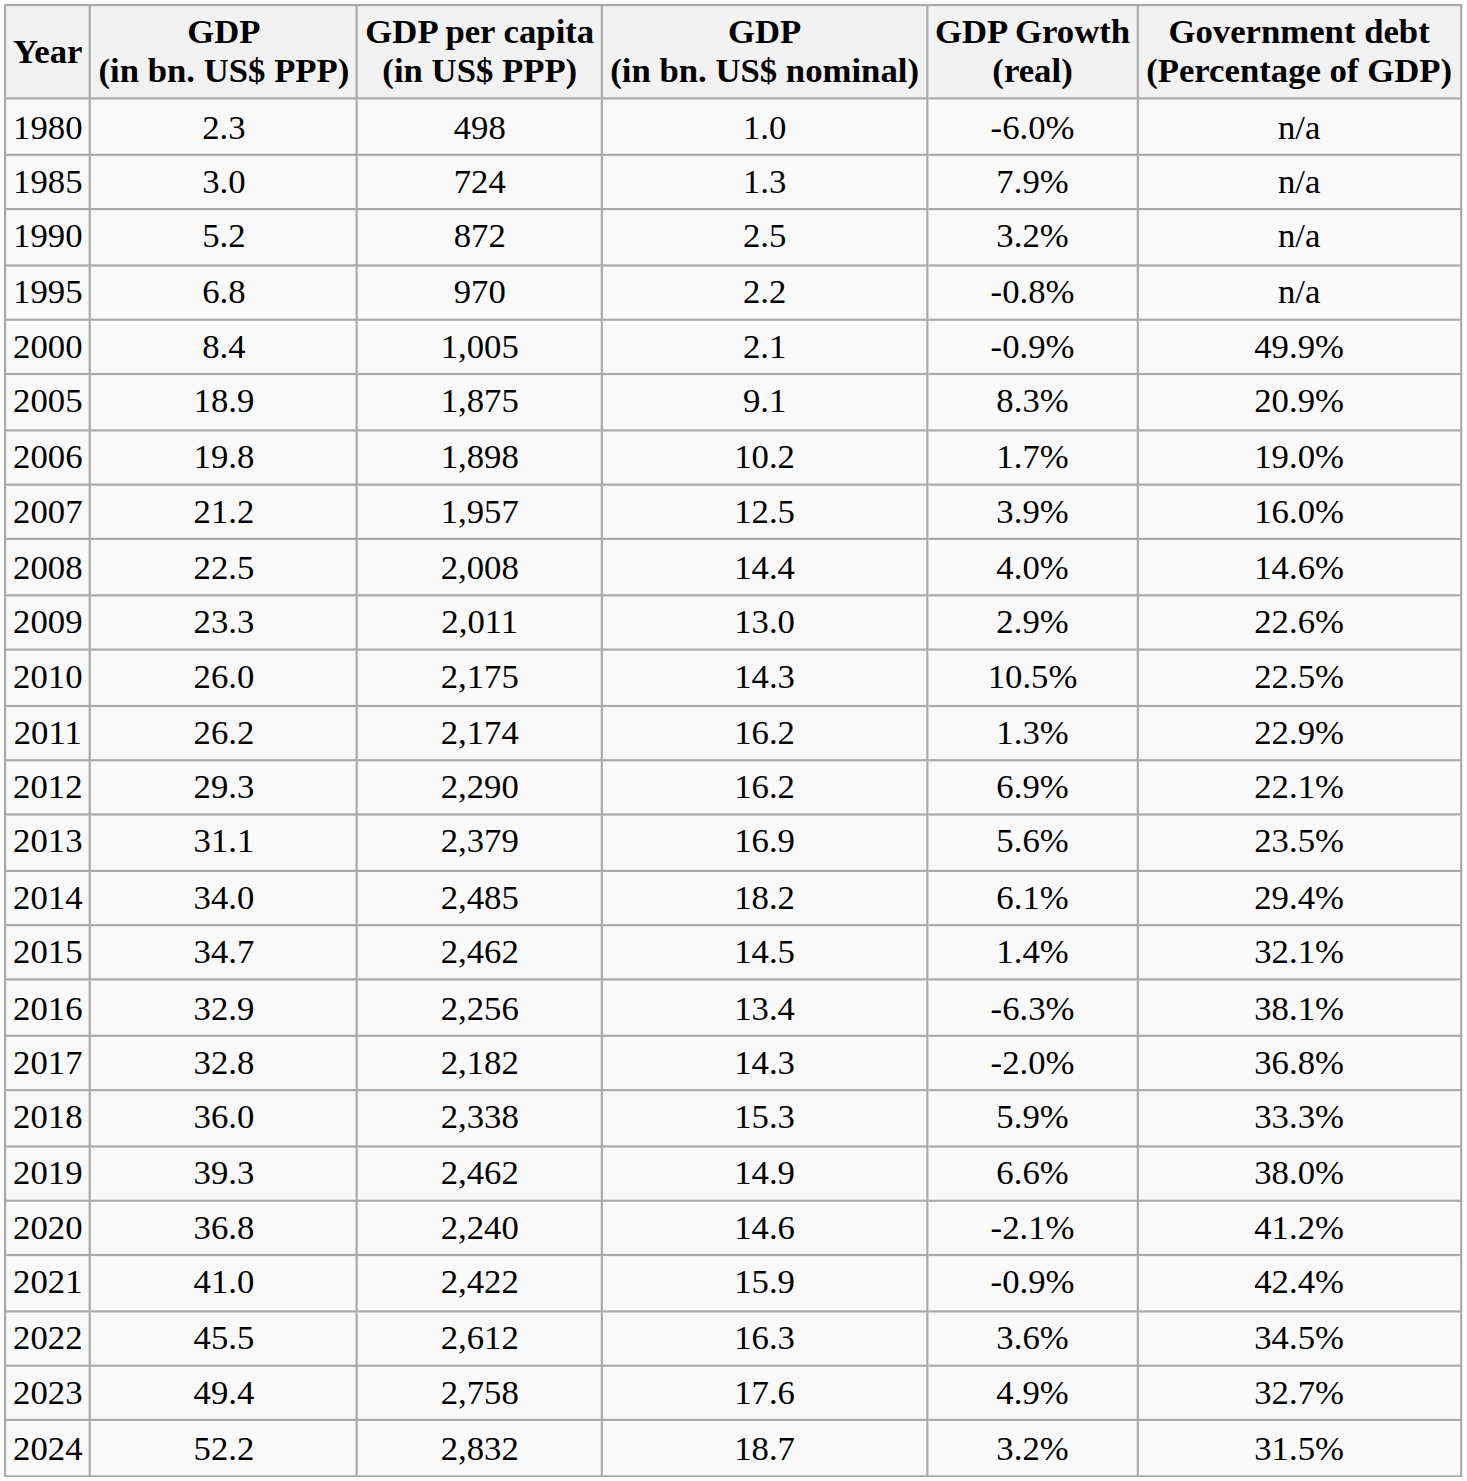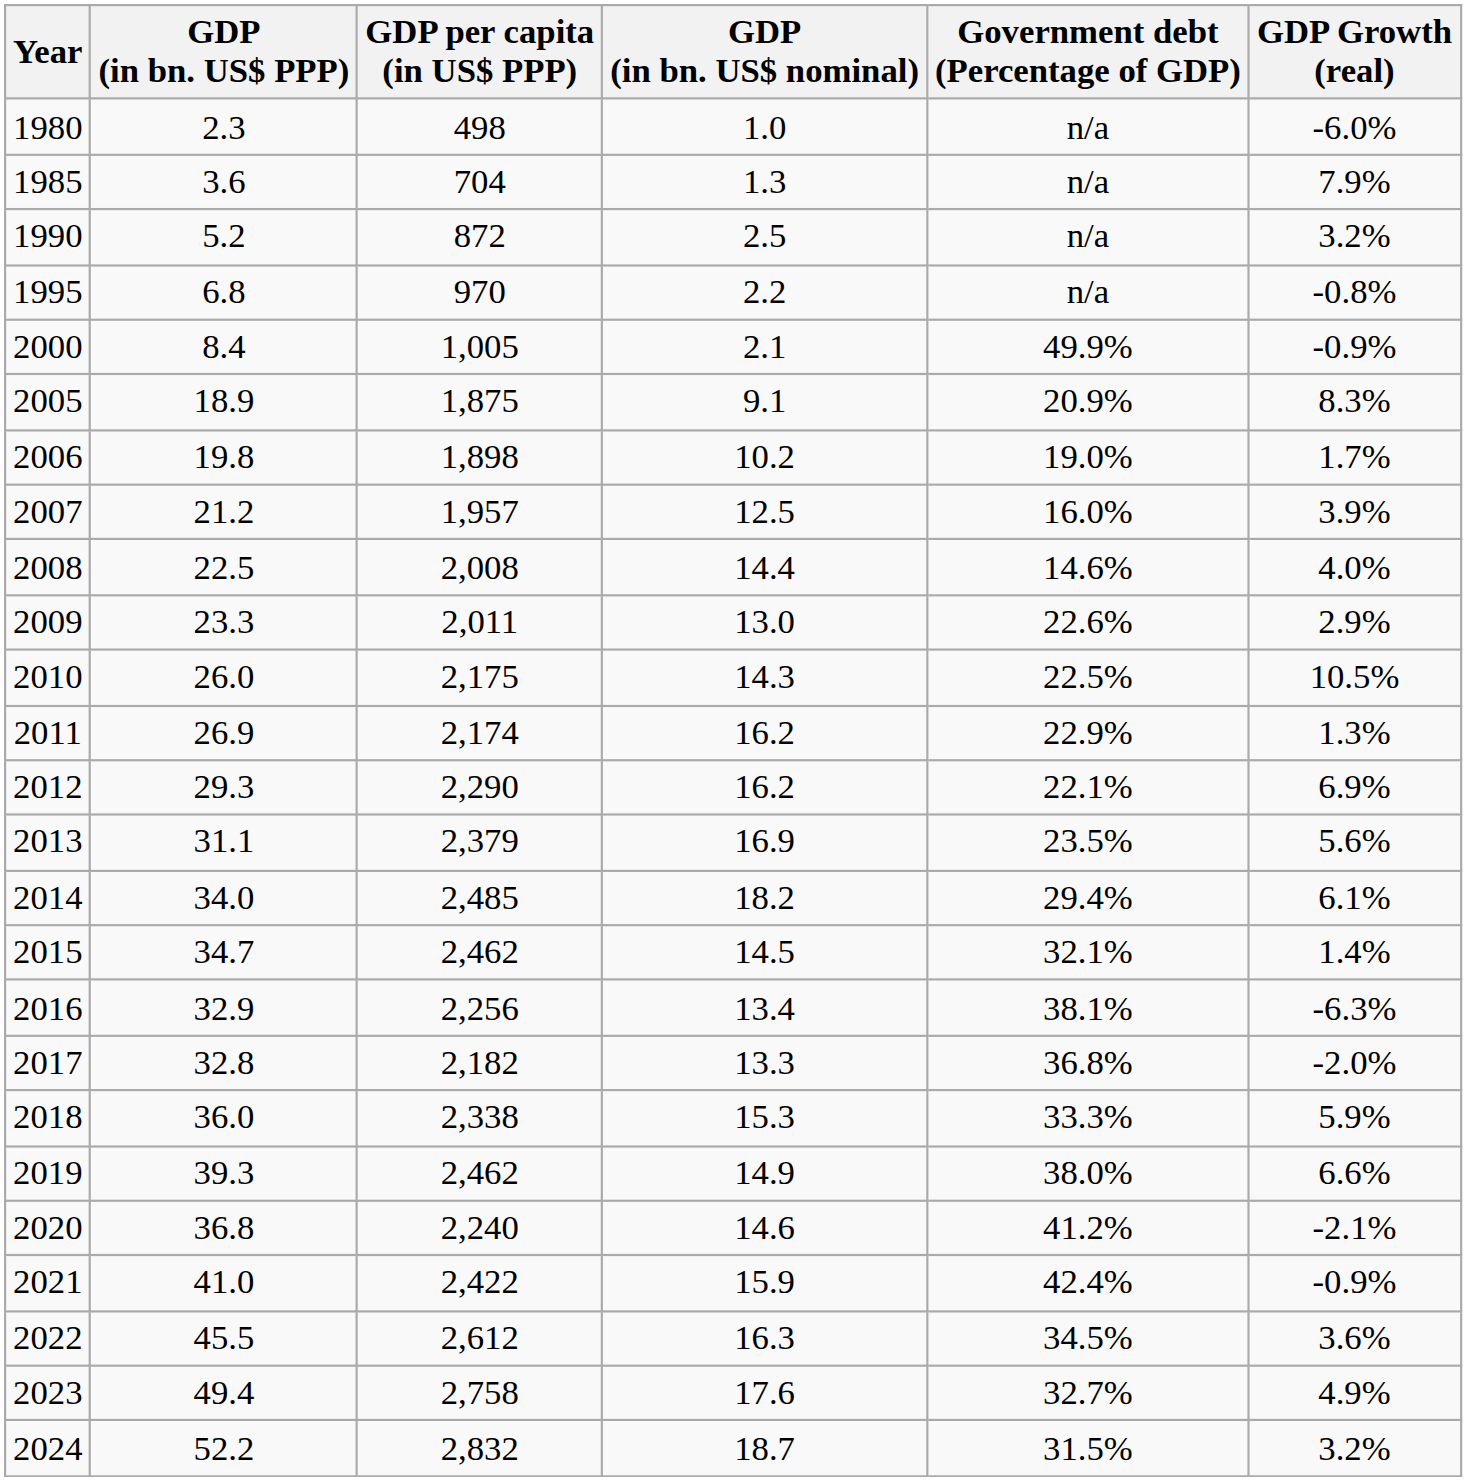columns swapped: (1033, 51) <-> (1299, 51)
(224, 181) 3.0 -> (224, 181) 3.6
(480, 181) 724 -> (480, 181) 704
(224, 731) 26.2 -> (224, 731) 26.9
(765, 1062) 14.3 -> (765, 1062) 13.3
